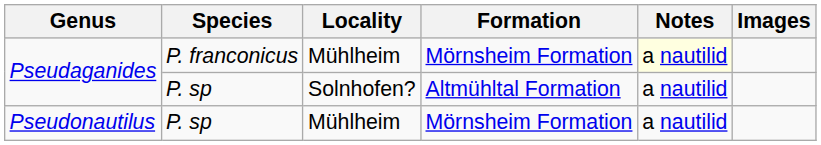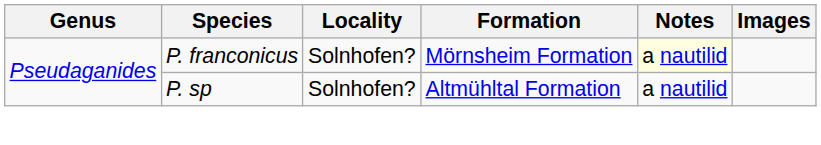(354, 55) Mühlheim -> (362, 55) Solnhofen?
- row: (82, 122)
